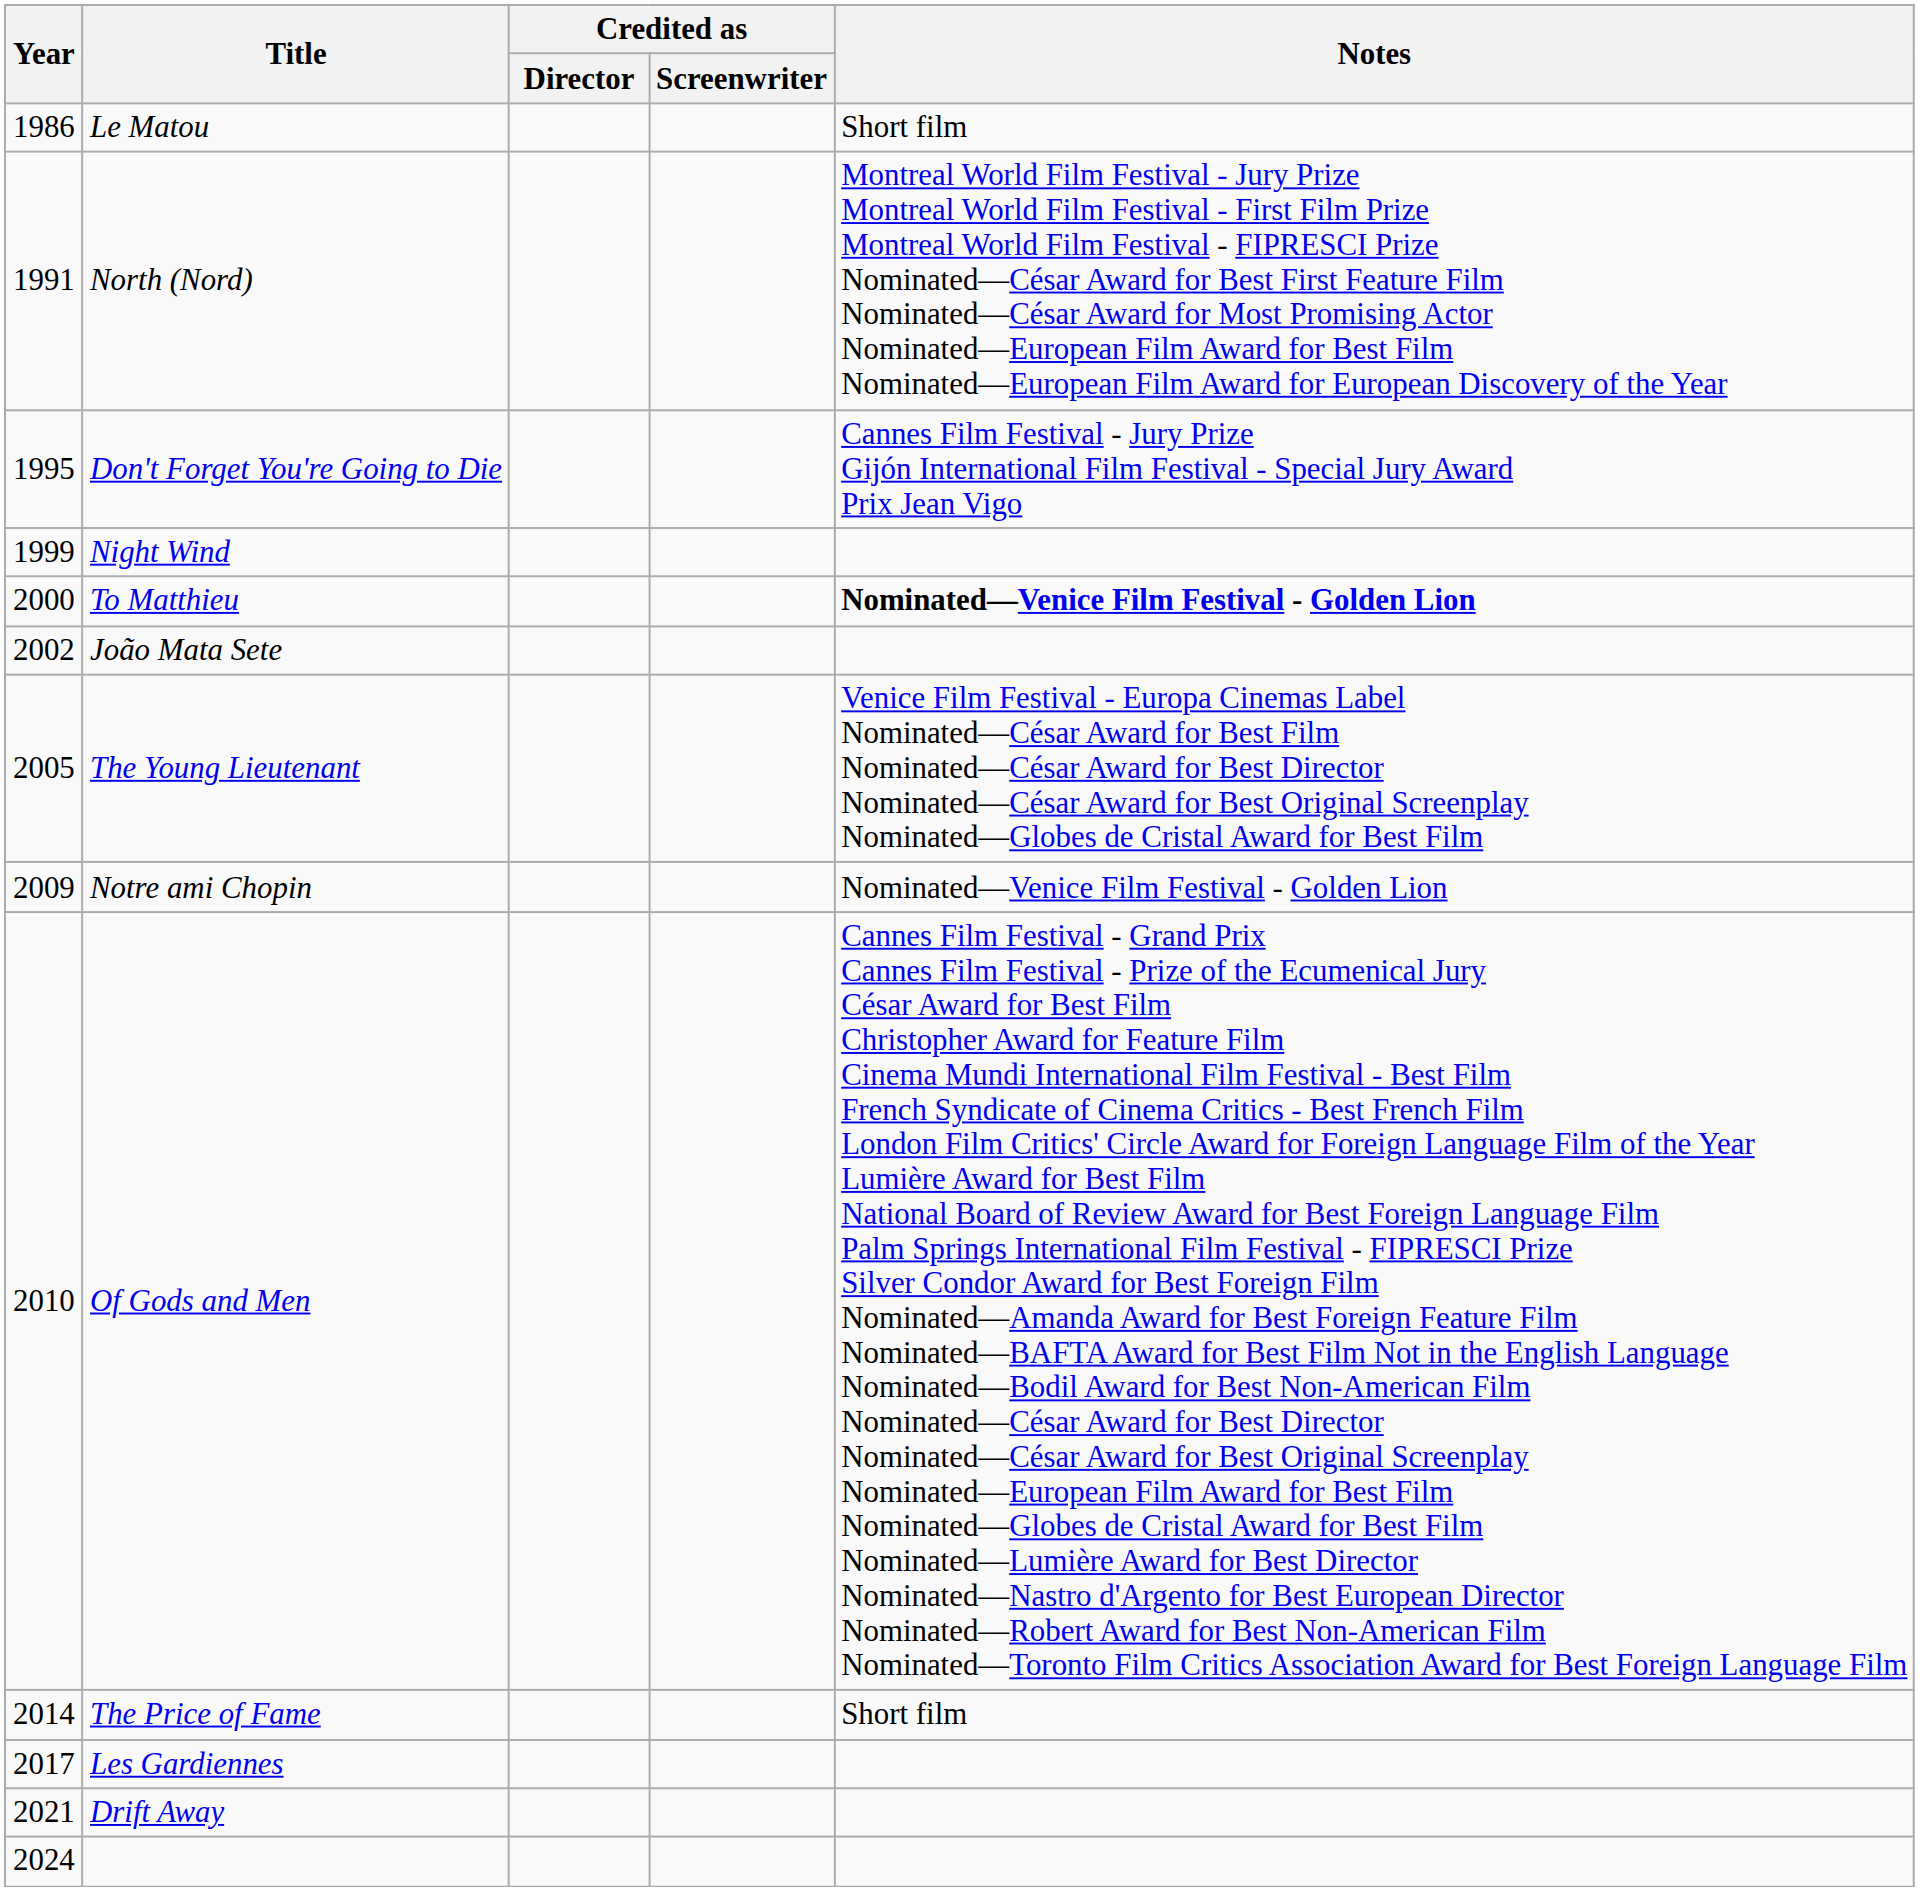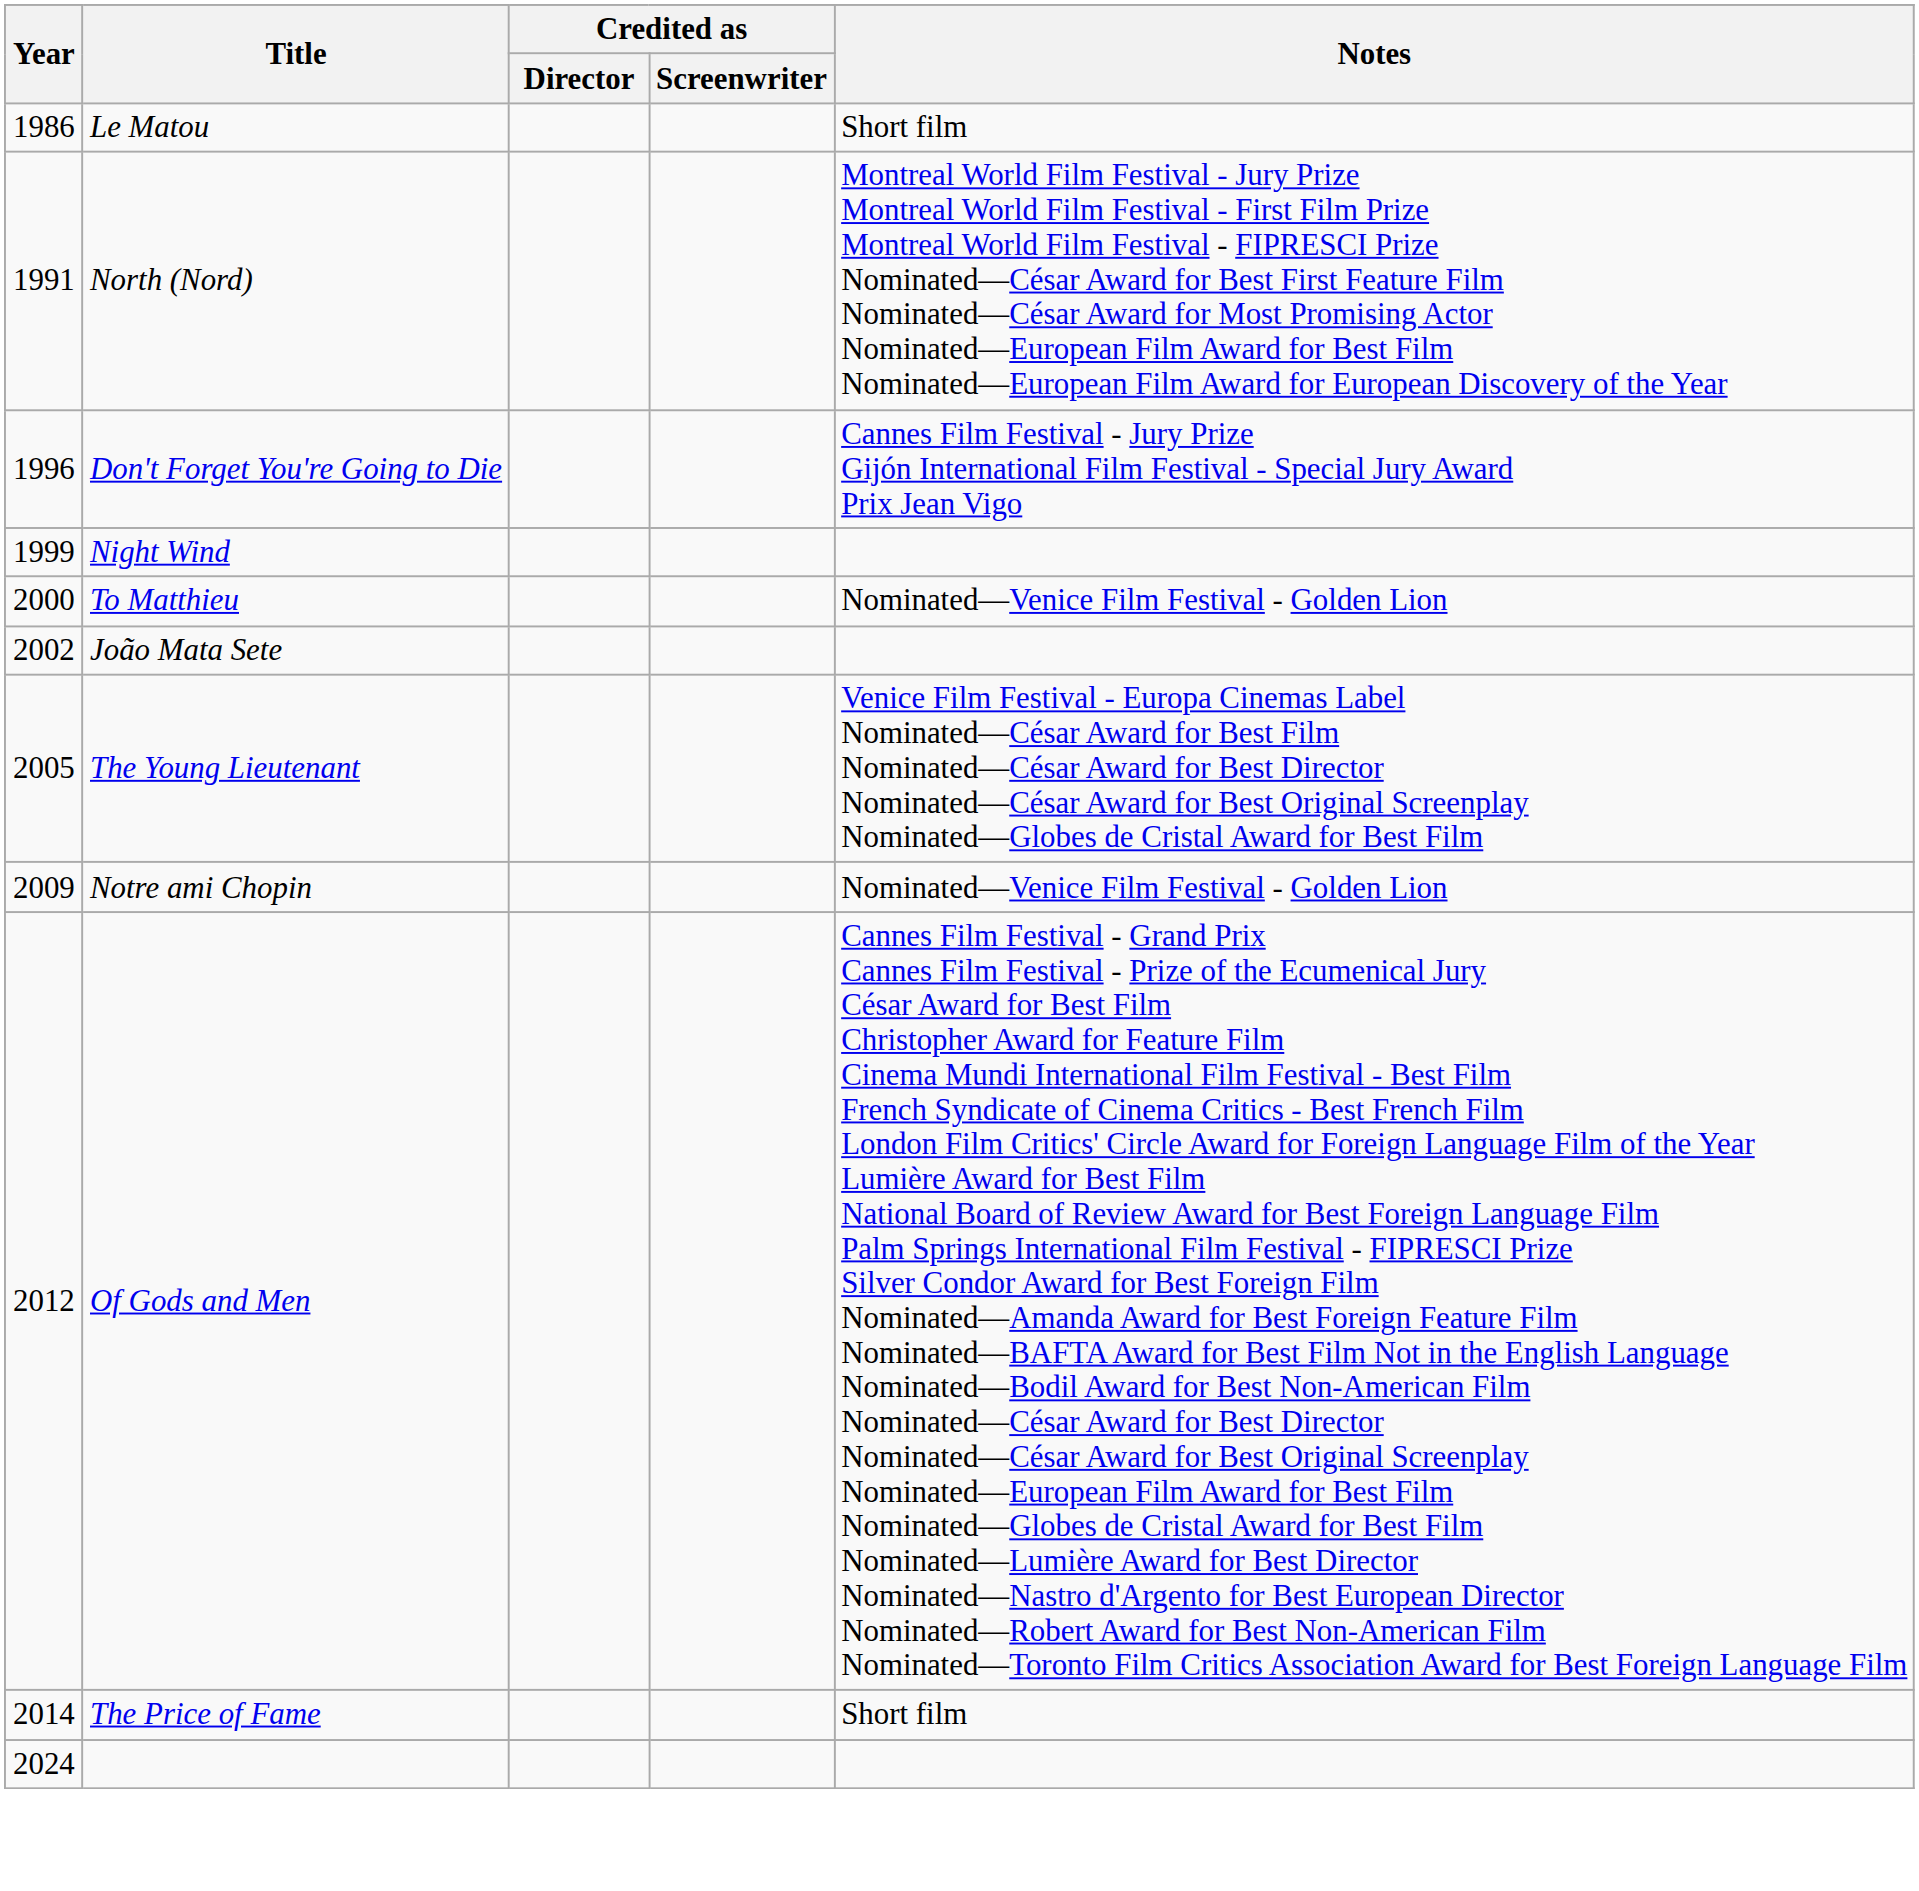(44, 468) 1995 -> (44, 468) 1996
(1158, 600) bold -> (1144, 600) normal
(44, 1300) 2010 -> (44, 1300) 2012
- row: (187, 1763)
- row: (157, 1812)
